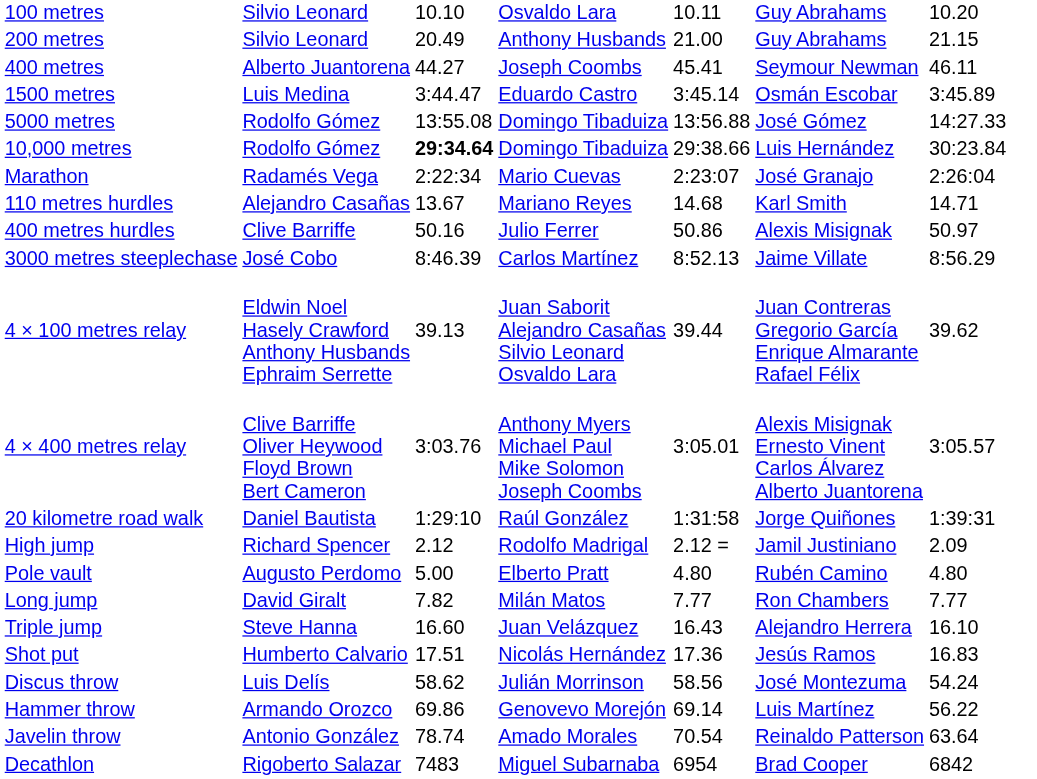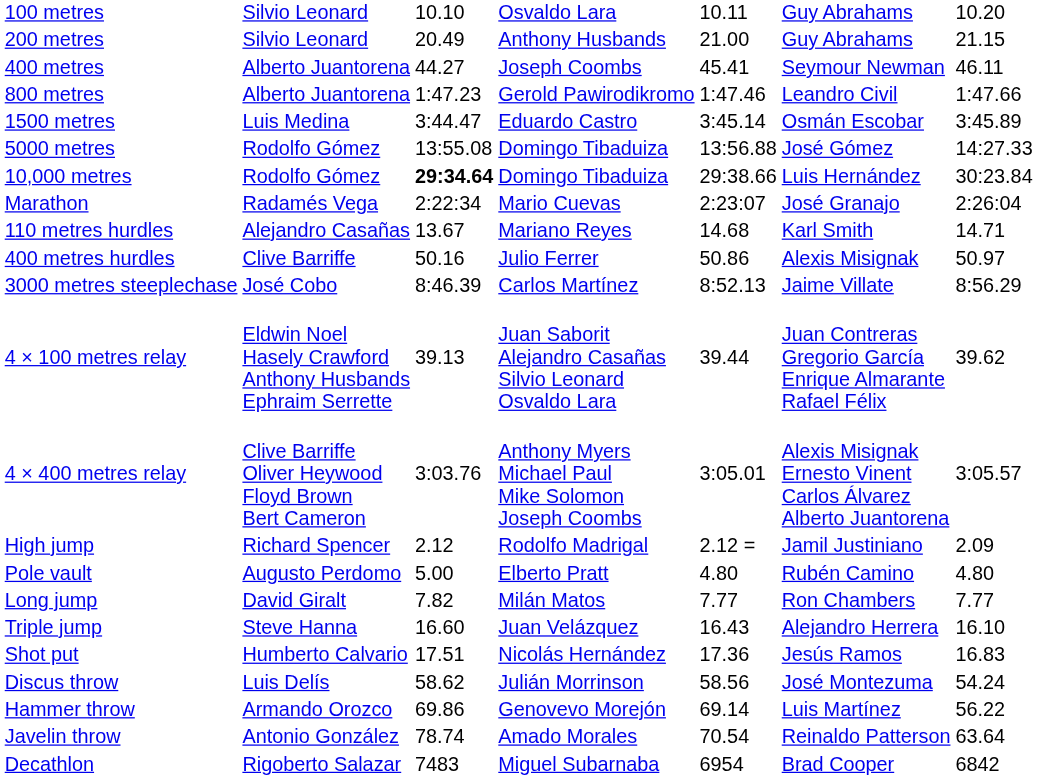+ row: (54, 94)
- row: (104, 518)
